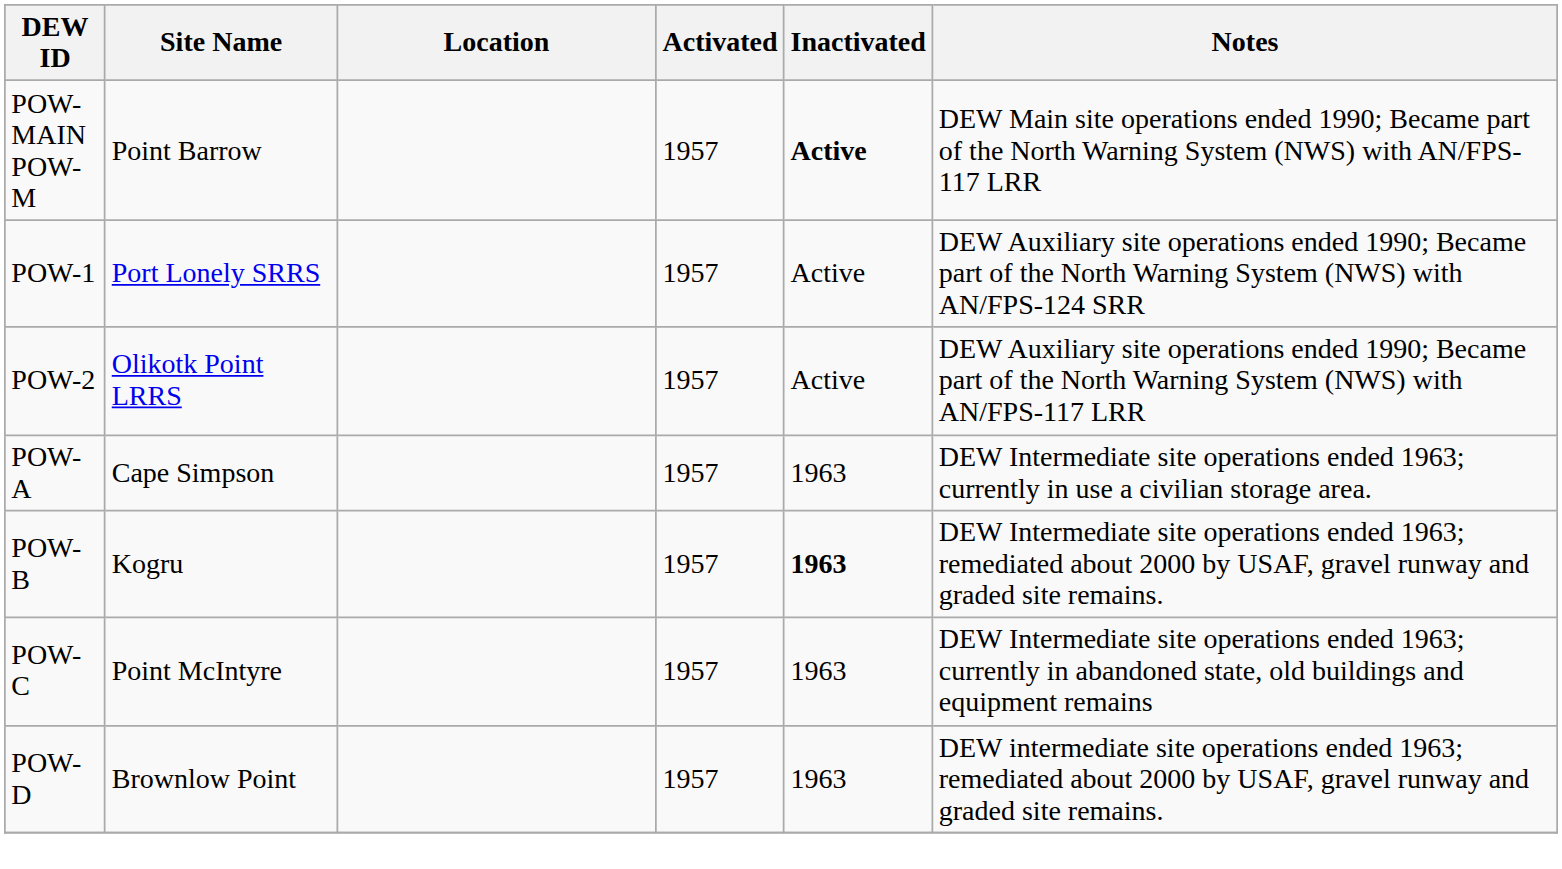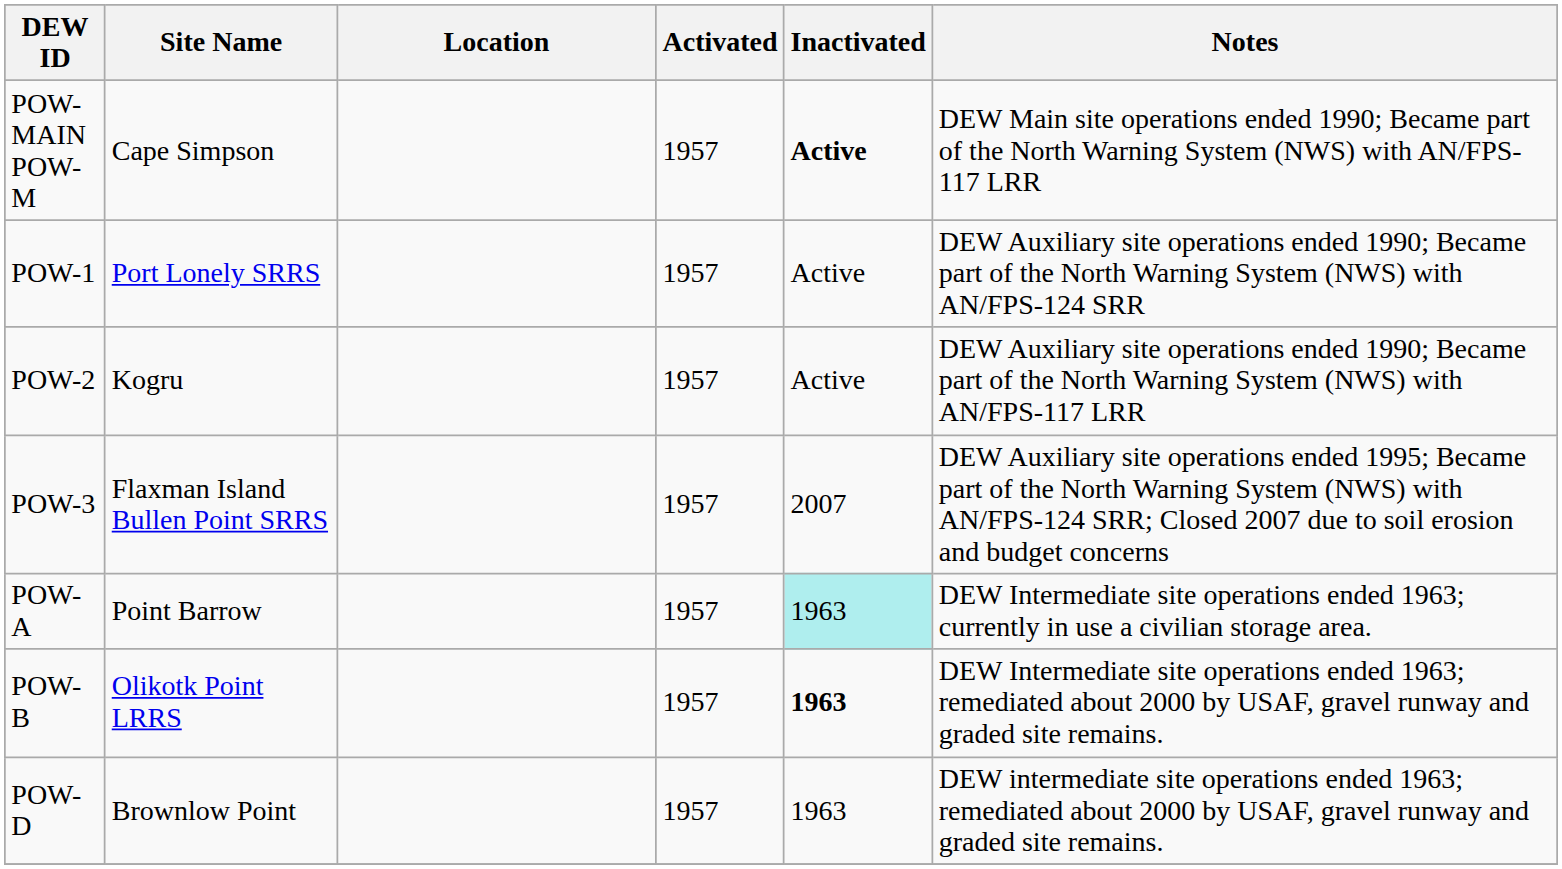(187, 149) Point Barrow -> (193, 149) Cape Simpson
(188, 380) Olikotk Point LRRS -> (148, 380) Kogru
+ row: (53, 503)
(193, 472) Cape Simpson -> (187, 610) Point Barrow
(819, 472) no background -> (819, 610) paleturquoise background
(148, 563) Kogru -> (188, 702) Olikotk Point LRRS
- row: (46, 671)
